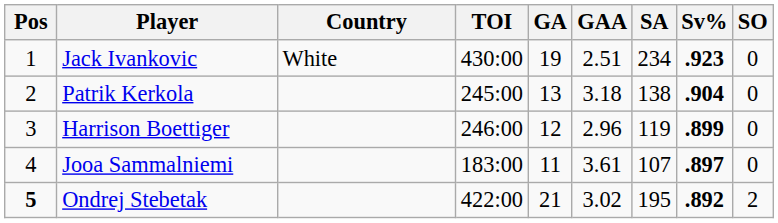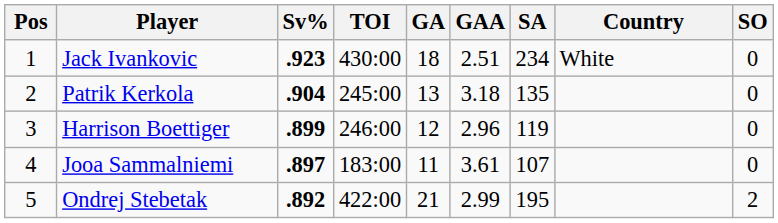columns swapped: (367, 22) <-> (704, 22)
(550, 57) 19 -> (428, 57) 18
(654, 93) 138 -> (532, 93) 135
(31, 199) bold -> (31, 199) normal
(602, 199) 3.02 -> (480, 199) 2.99
